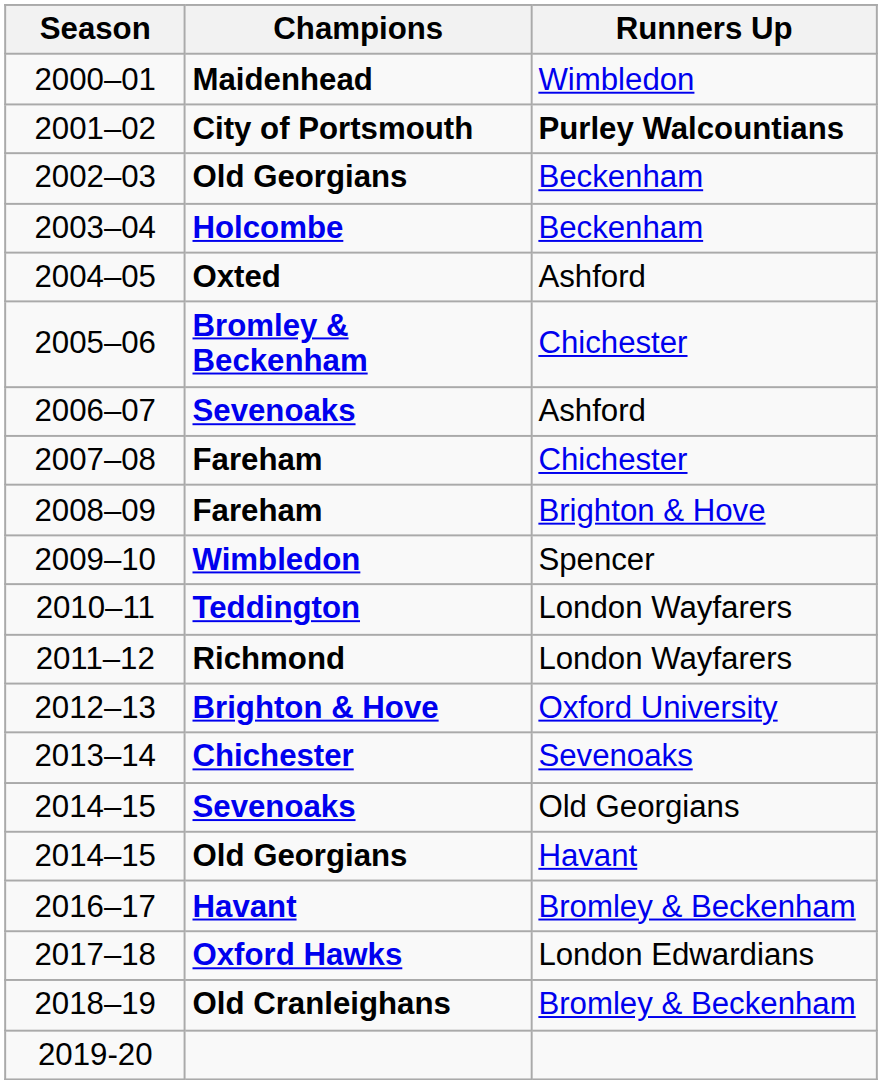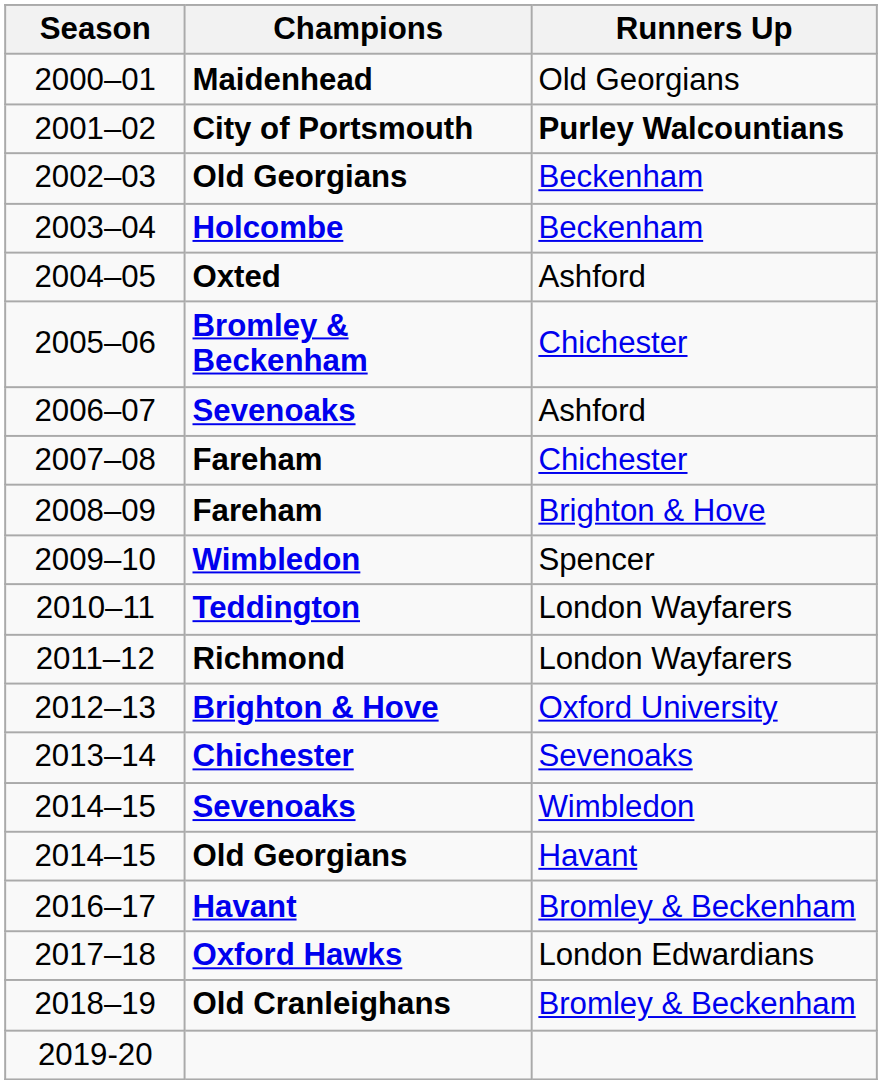(616, 78) Wimbledon -> (639, 78) Old Georgians
(639, 806) Old Georgians -> (616, 806) Wimbledon
